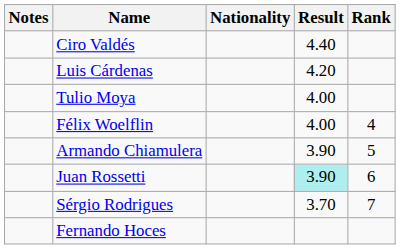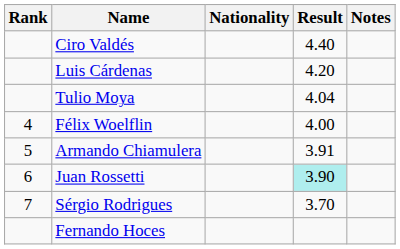columns swapped: (371, 17) <-> (28, 17)
(321, 97) 4.00 -> (320, 97) 4.04
(321, 151) 3.90 -> (320, 151) 3.91
